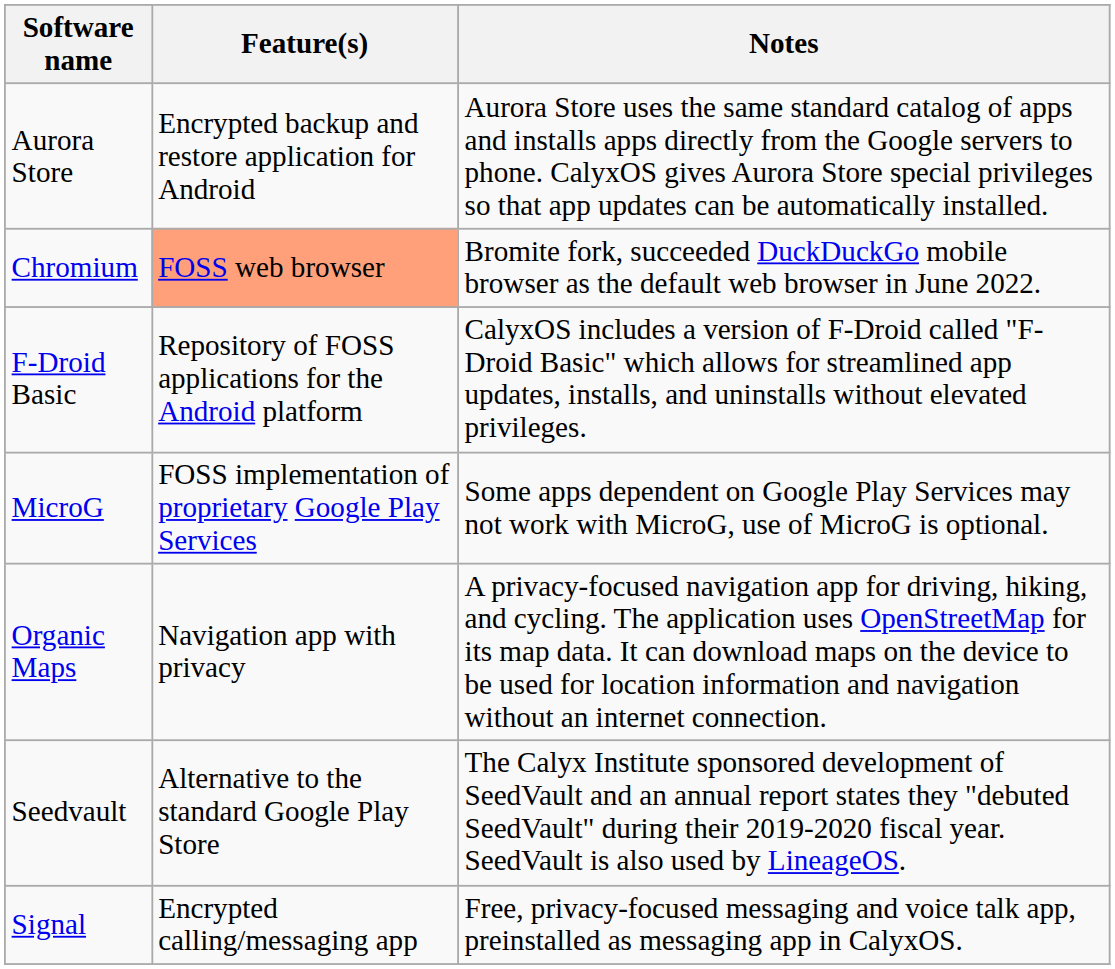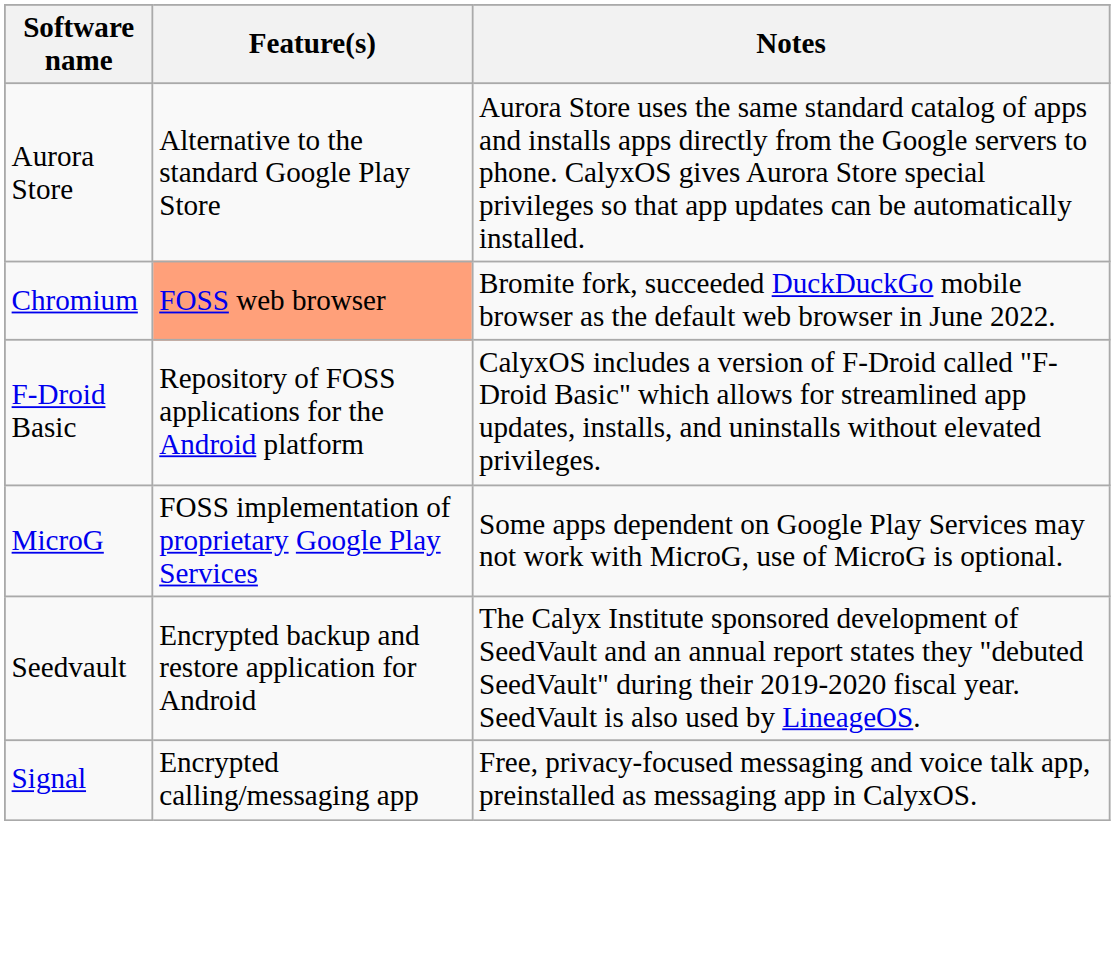(288, 155) Encrypted backup and restore application for Android -> (285, 172) Alternative to the standard Google Play Store
- row: (58, 651)
(283, 812) Alternative to the standard Google Play Store -> (289, 668) Encrypted backup and restore application for Android
